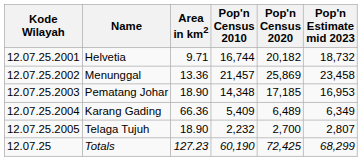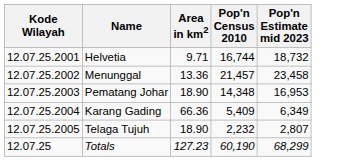- column: (280, 26)
